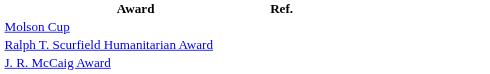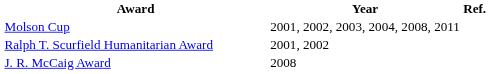+ column: (365, 8)
